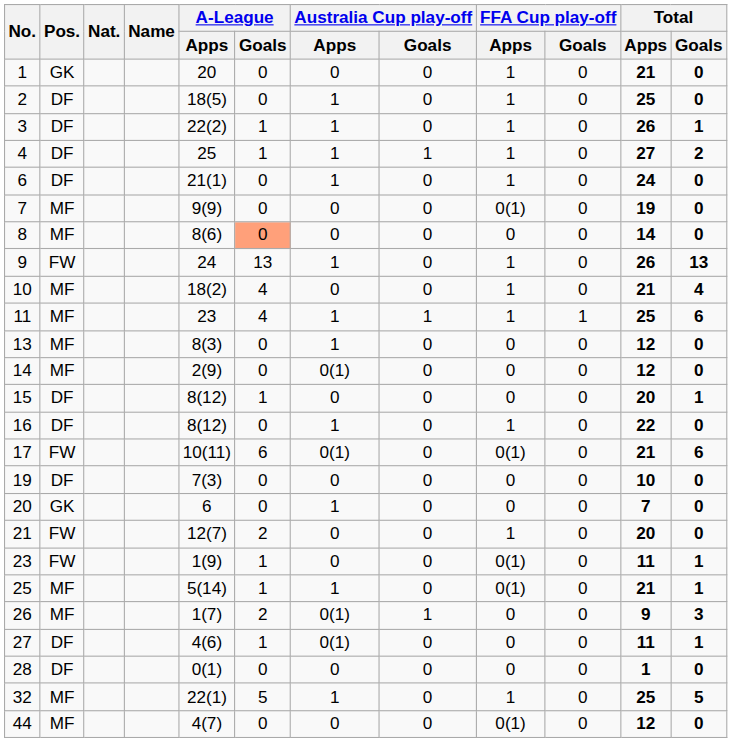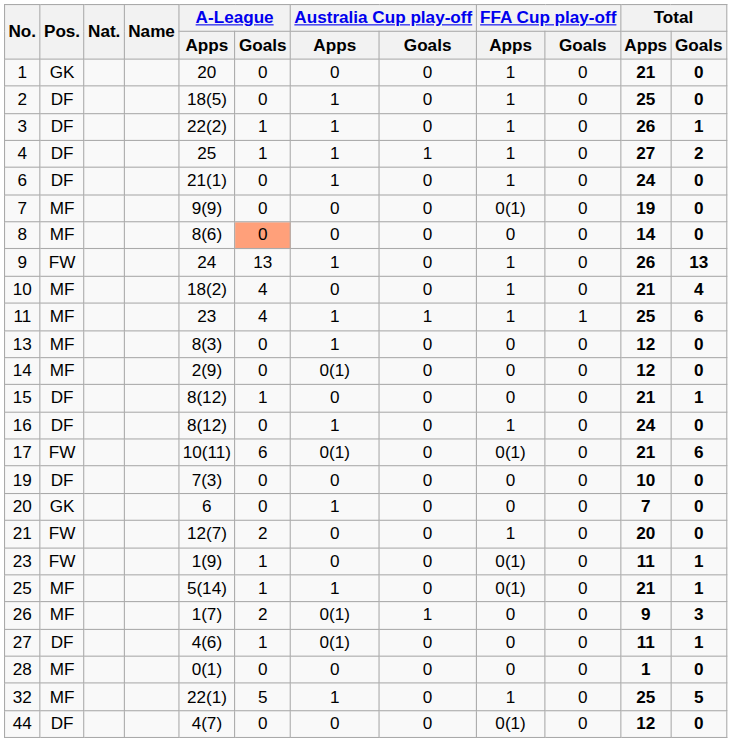(646, 398) 20 -> (646, 398) 21
(646, 425) 22 -> (646, 425) 24
(62, 669) DF -> (62, 669) MF
(62, 724) MF -> (62, 724) DF
